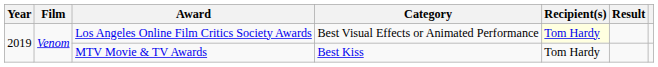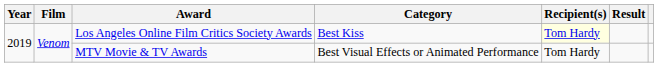(428, 33) Best Visual Effects or Animated Performance -> (341, 33) Best Kiss
(341, 52) Best Kiss -> (428, 52) Best Visual Effects or Animated Performance
